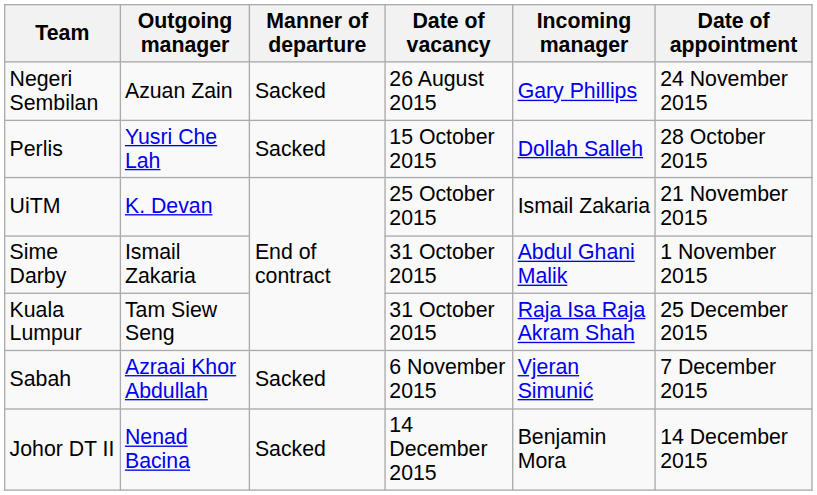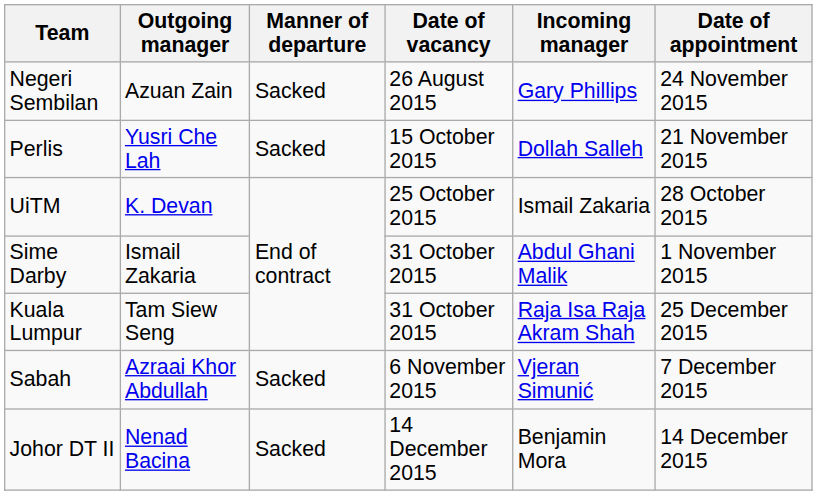(713, 148) 28 October 2015 -> (724, 148) 21 November 2015
(724, 206) 21 November 2015 -> (713, 206) 28 October 2015
